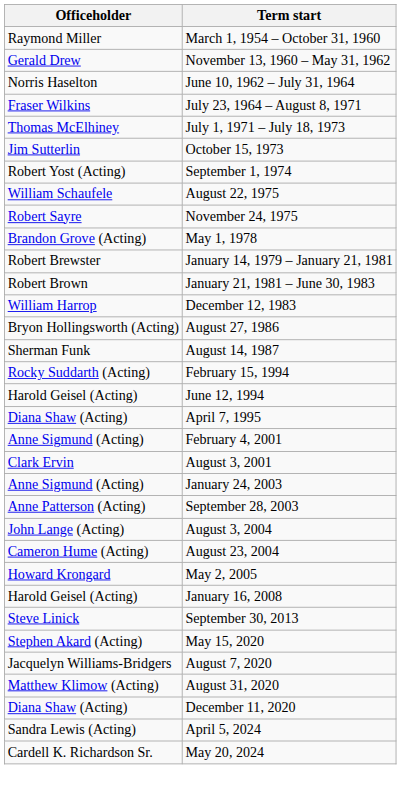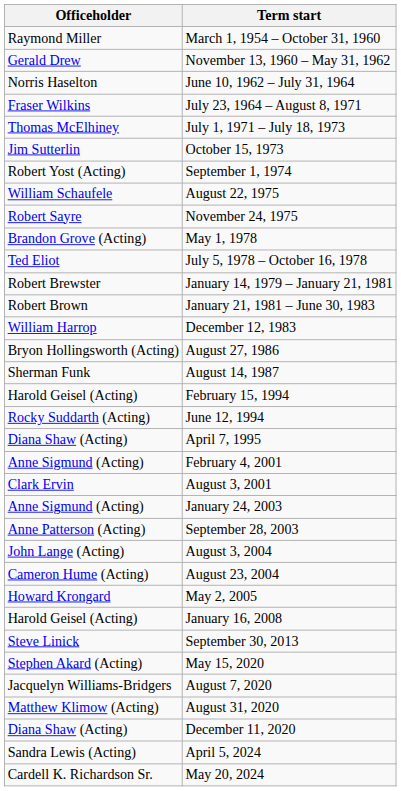+ row: (276, 261)
(79, 372) Rocky Suddarth (Acting) -> (73, 395) Harold Geisel (Acting)
(73, 395) Harold Geisel (Acting) -> (79, 417) Rocky Suddarth (Acting)
